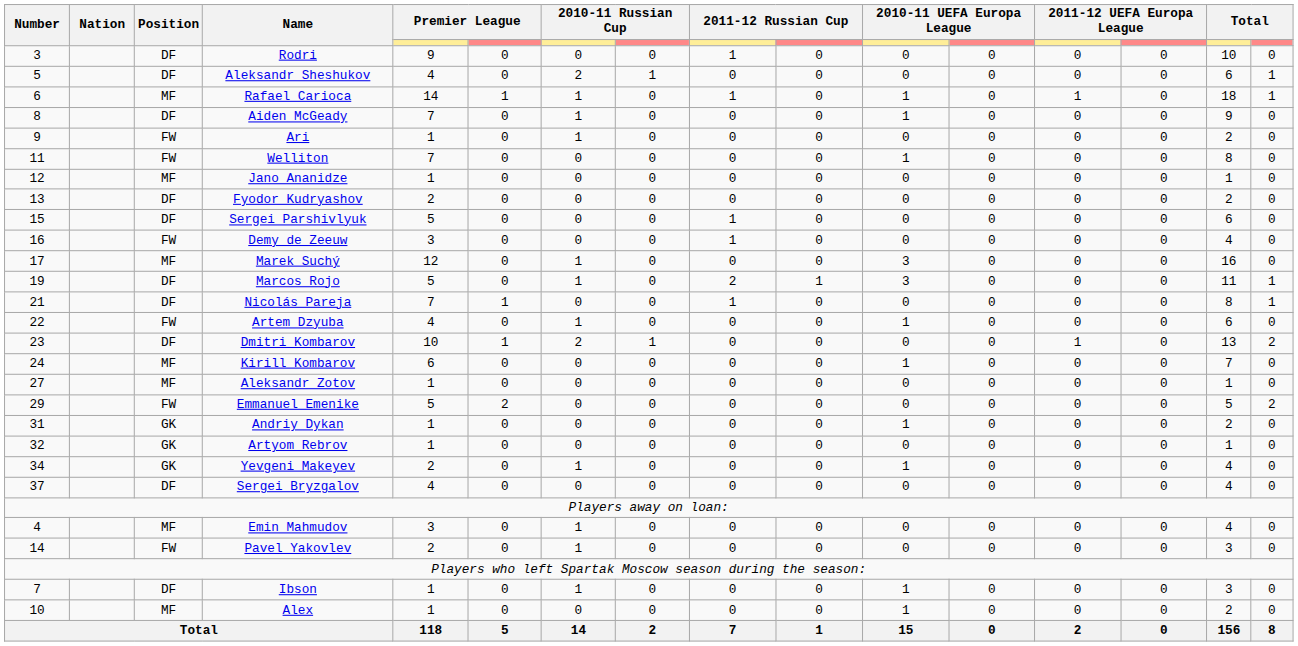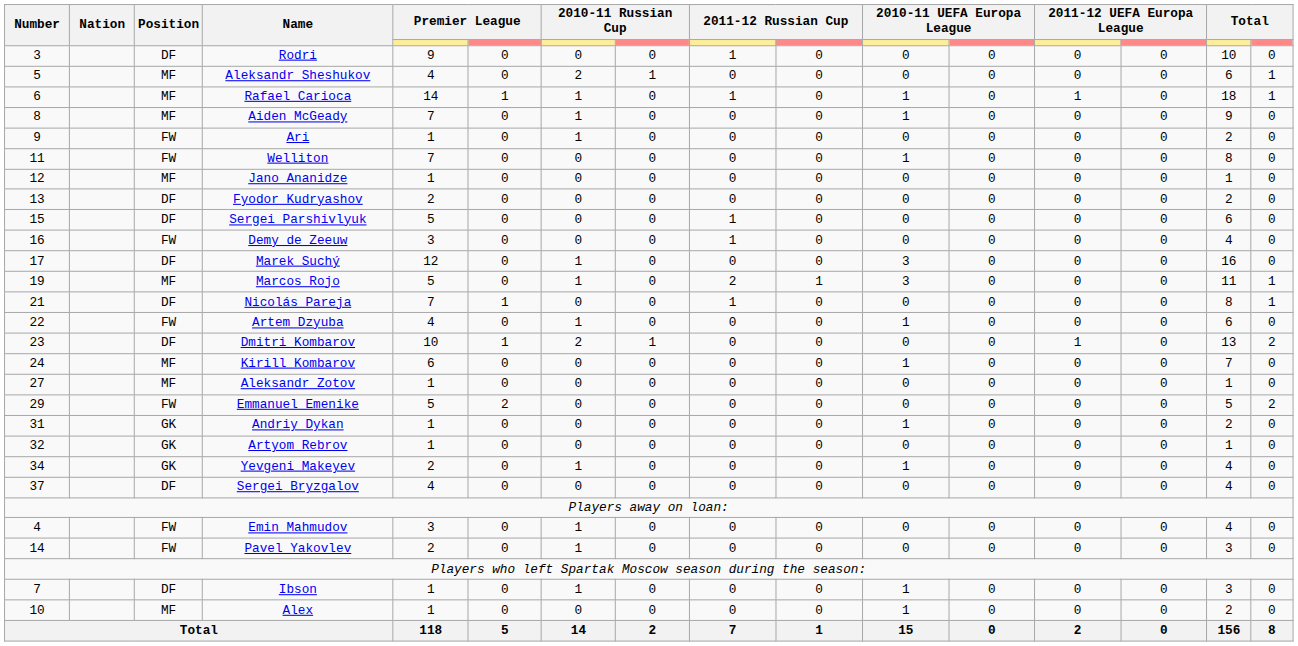(169, 77) DF -> (169, 77) MF
(169, 118) DF -> (169, 118) MF
(169, 262) MF -> (169, 262) DF
(169, 282) DF -> (169, 282) MF
(169, 529) MF -> (169, 529) FW
